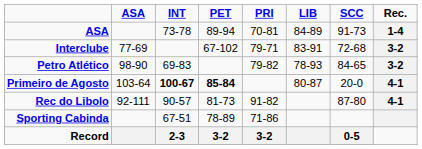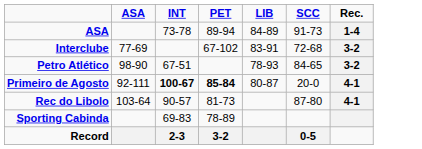- column: (264, 14)
(177, 66) 69-83 -> (177, 66) 67-51
(133, 84) 103-64 -> (133, 84) 92-111
(133, 101) 92-111 -> (133, 101) 103-64
(177, 119) 67-51 -> (177, 119) 69-83
